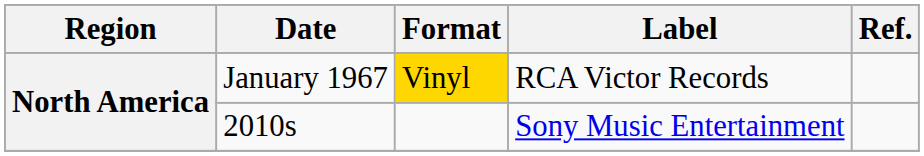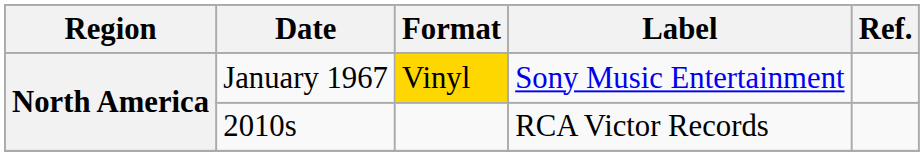(642, 77) RCA Victor Records -> (680, 77) Sony Music Entertainment
(680, 126) Sony Music Entertainment -> (642, 126) RCA Victor Records
